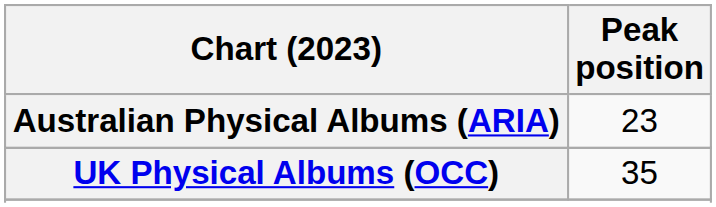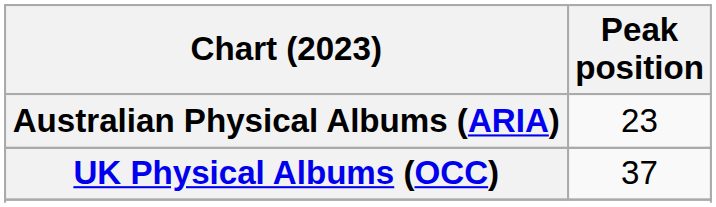(640, 173) 35 -> (640, 173) 37
